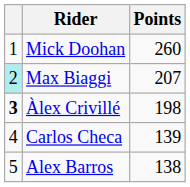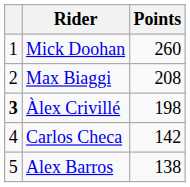(13, 78) paleturquoise background -> (13, 78) no background
(168, 78) 207 -> (168, 78) 208
(168, 137) 139 -> (168, 137) 142
